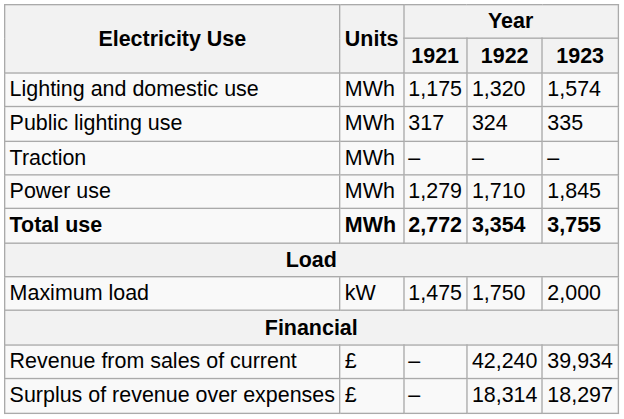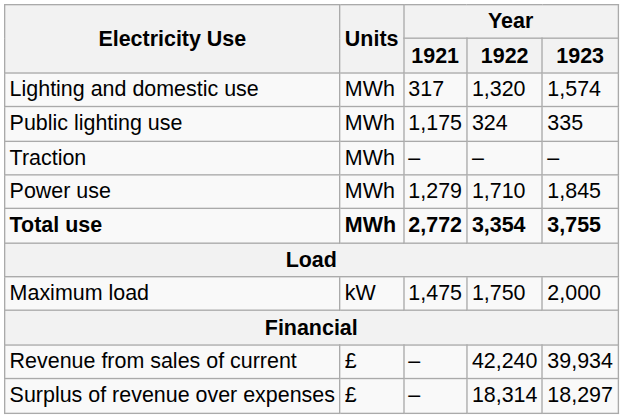(435, 89) 1,175 -> (426, 89) 317
(426, 123) 317 -> (435, 123) 1,175
